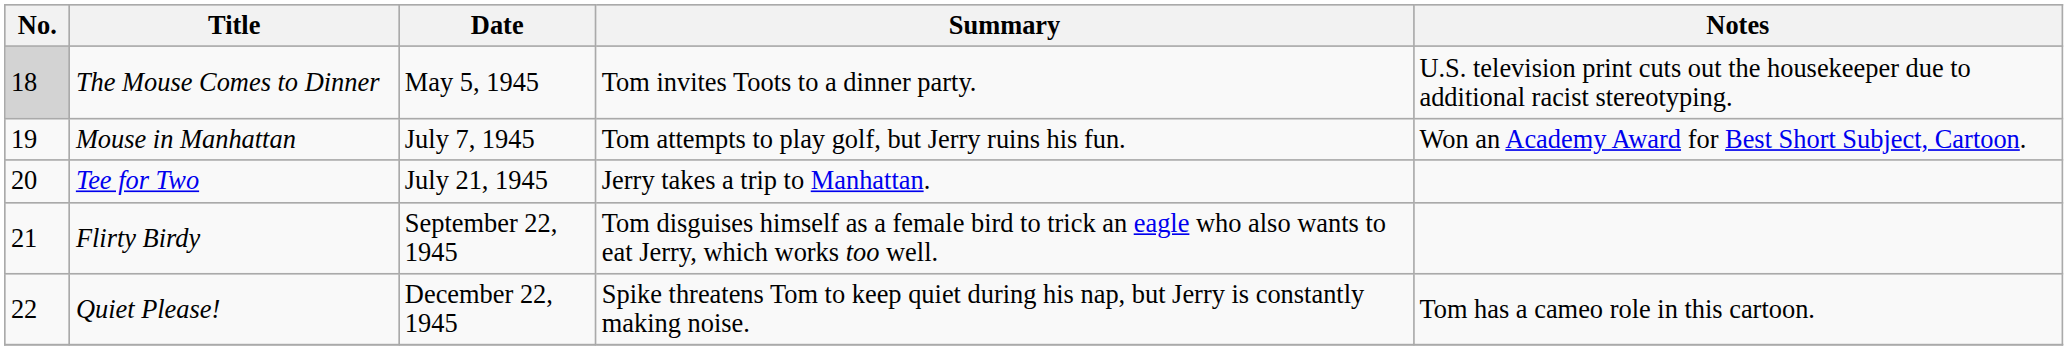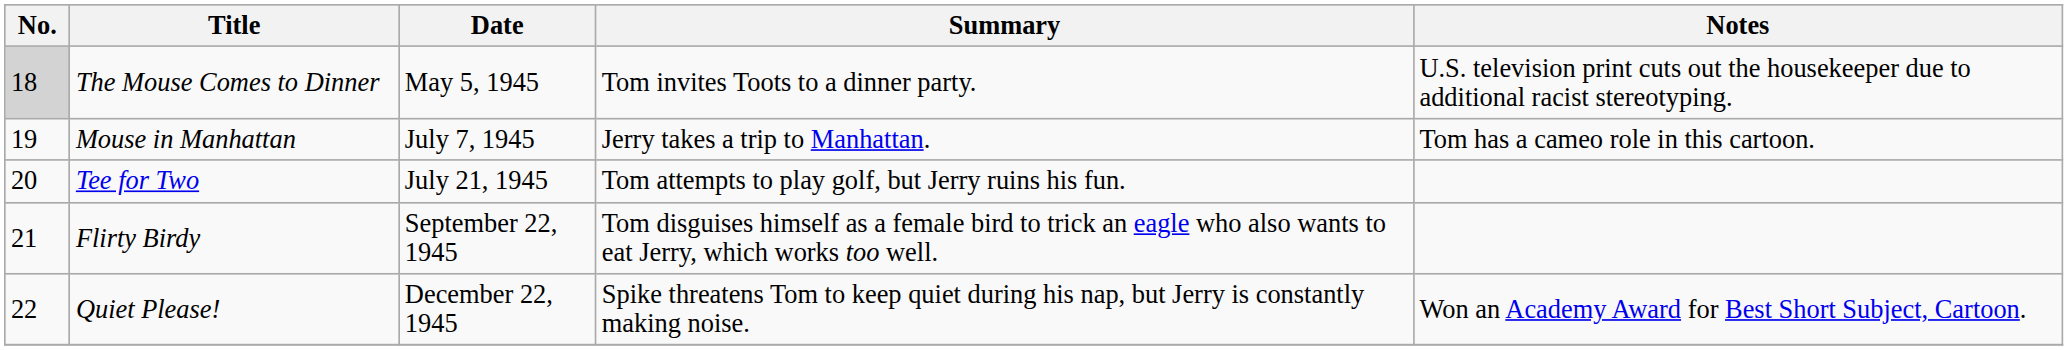(864, 138) Tom attempts to play golf, but Jerry ruins his fun. -> (766, 138) Jerry takes a trip to Manhattan.
(1723, 138) Won an Academy Award for Best Short Subject, Cartoon. -> (1617, 138) Tom has a cameo role in this cartoon.
(766, 180) Jerry takes a trip to Manhattan. -> (864, 180) Tom attempts to play golf, but Jerry ruins his fun.
(1617, 309) Tom has a cameo role in this cartoon. -> (1723, 309) Won an Academy Award for Best Short Subject, Cartoon.
